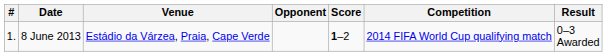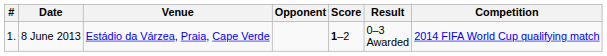columns swapped: (578, 13) <-> (459, 13)
